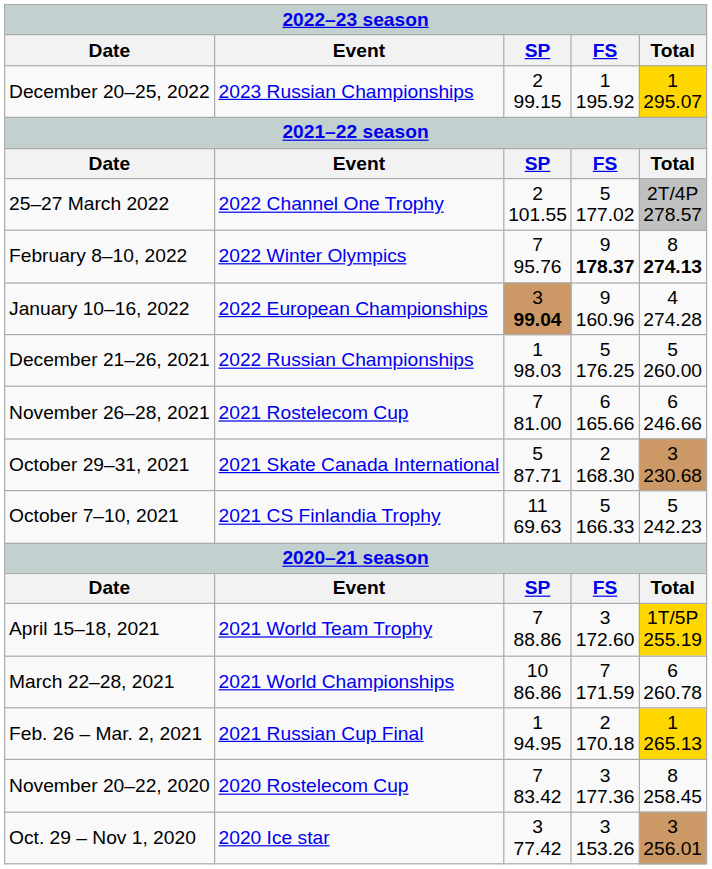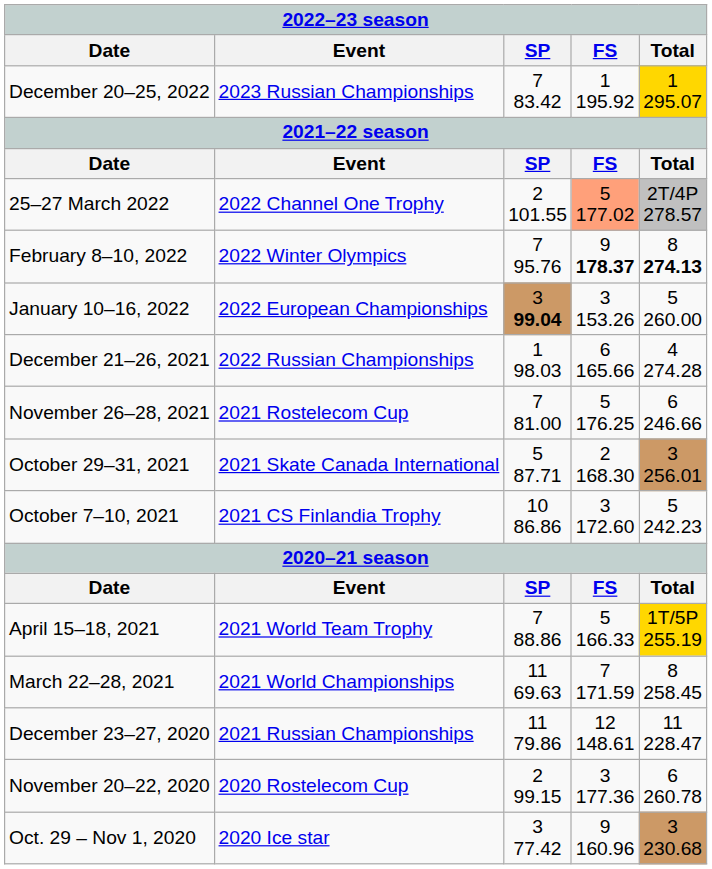(538, 91) 2 99.15 -> (538, 91) 7 83.42
(605, 204) no background -> (605, 204) lightsalmon background
(605, 308) 9 160.96 -> (605, 308) 3 153.26
(673, 308) 4 274.28 -> (673, 308) 5 260.00
(605, 360) 5 176.25 -> (605, 360) 6 165.66
(673, 360) 5 260.00 -> (673, 360) 4 274.28
(605, 412) 6 165.66 -> (605, 412) 5 176.25
(673, 464) 3 230.68 -> (673, 464) 3 256.01
(538, 516) 11 69.63 -> (538, 516) 10 86.86
(605, 516) 5 166.33 -> (605, 516) 3 172.60
(605, 629) 3 172.60 -> (605, 629) 5 166.33
(538, 681) 10 86.86 -> (538, 681) 11 69.63
(673, 681) 6 260.78 -> (673, 681) 8 258.45
- row: (106, 733)
+ row: (109, 733)
(538, 785) 7 83.42 -> (538, 785) 2 99.15
(673, 785) 8 258.45 -> (673, 785) 6 260.78
(605, 837) 3 153.26 -> (605, 837) 9 160.96
(673, 837) 3 256.01 -> (673, 837) 3 230.68
